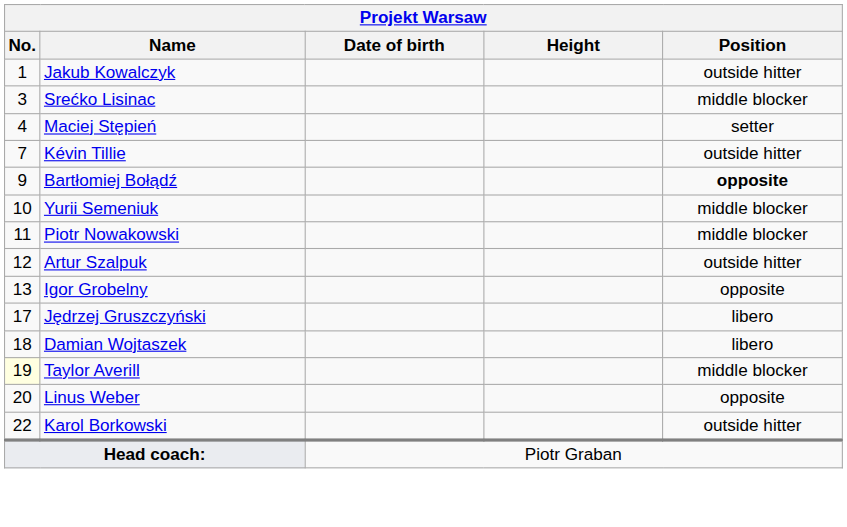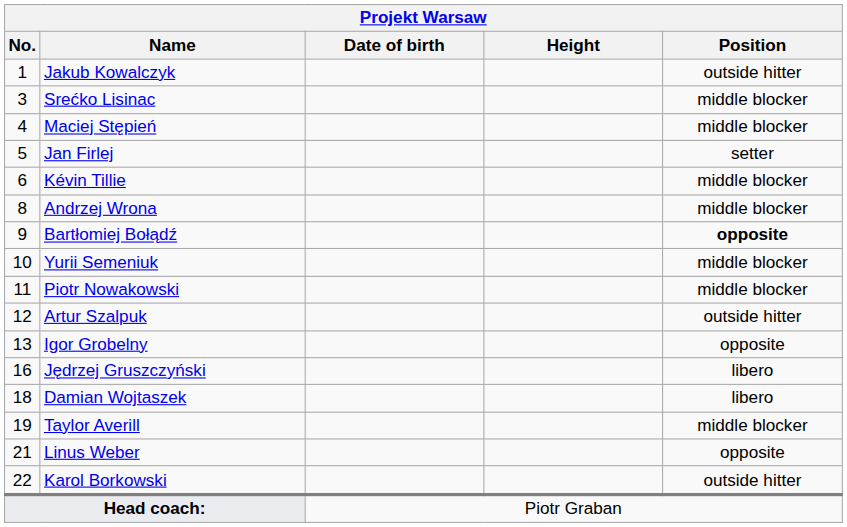(752, 126) setter -> (752, 126) middle blocker
+ row: (79, 153)
(22, 153) 7 -> (22, 180) 6
(752, 153) outside hitter -> (752, 180) middle blocker
+ row: (100, 208)
(22, 316) 17 -> (22, 371) 16
(22, 371) lightyellow background -> (22, 425) no background
(22, 398) 20 -> (22, 452) 21
